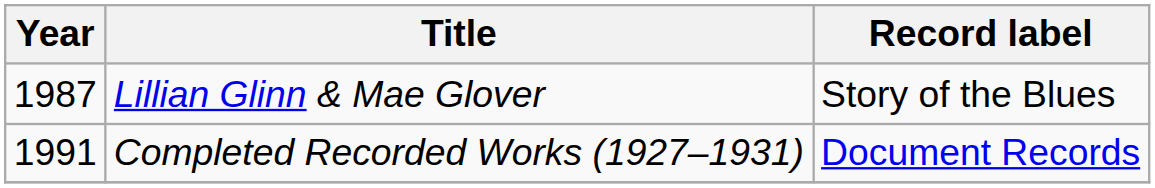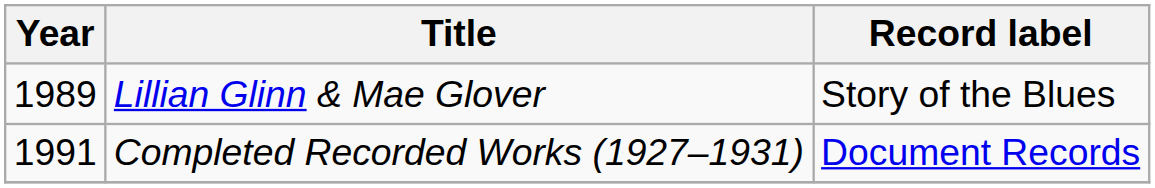(55, 93) 1987 -> (55, 93) 1989
